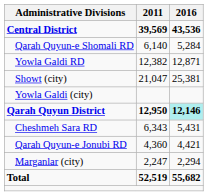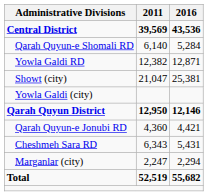(186, 111) paleturquoise background -> (186, 111) no background
rows swapped: (56, 128) <-> (71, 144)
